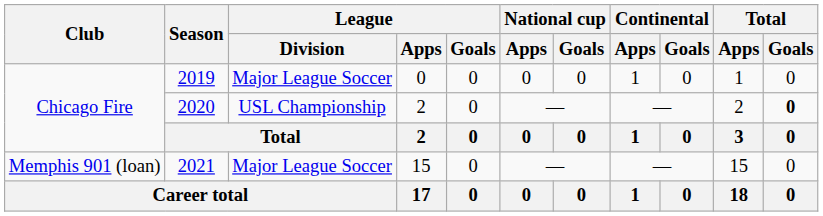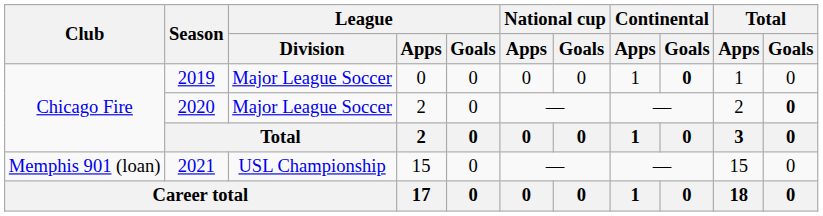(687, 78) normal -> (687, 78) bold
(312, 107) USL Championship -> (312, 107) Major League Soccer
(312, 166) Major League Soccer -> (312, 166) USL Championship
